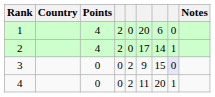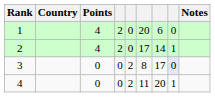(144, 65) 9 -> (144, 65) 8
(160, 65) 15 -> (160, 65) 17
